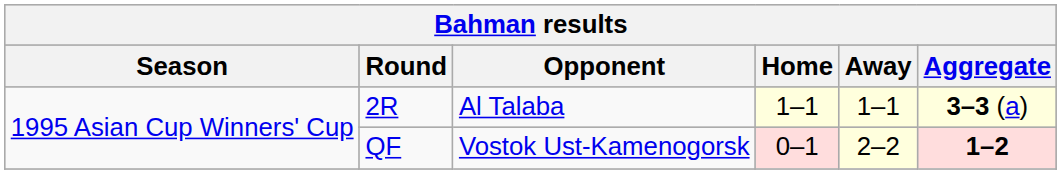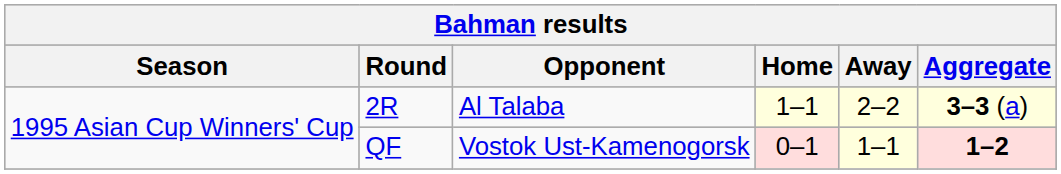(878, 106) 1–1 -> (878, 106) 2–2
(878, 147) 2–2 -> (878, 147) 1–1
